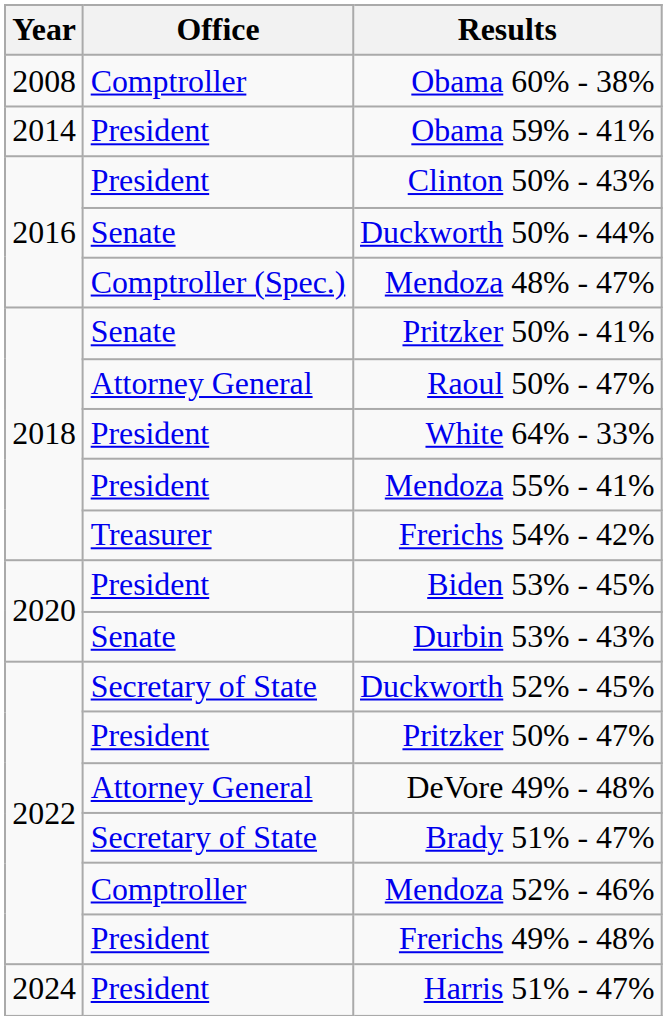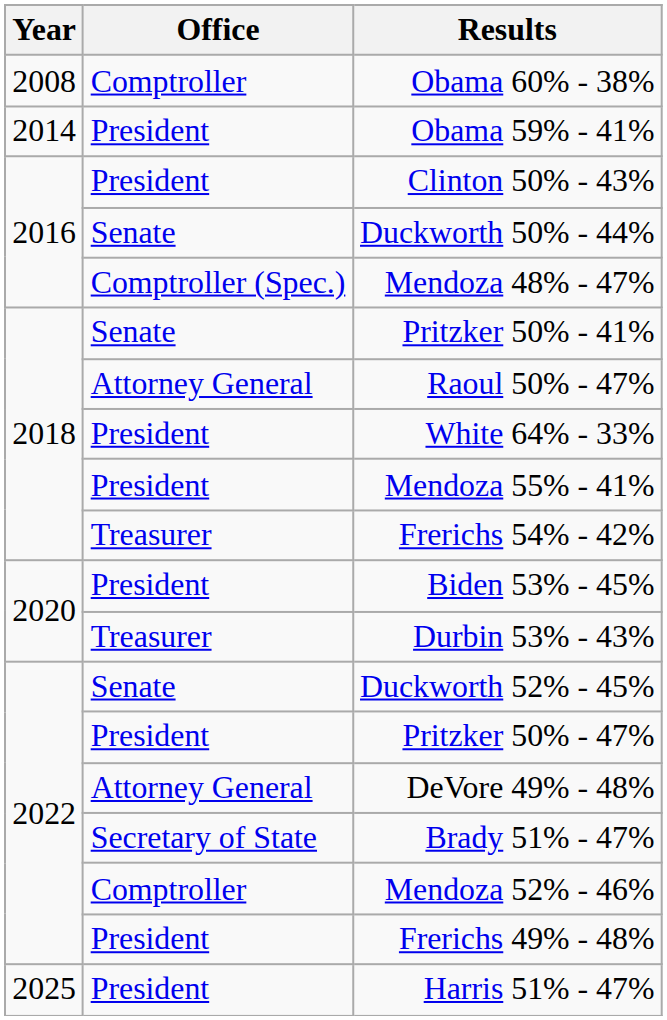(133, 635) Senate -> (151, 635) Treasurer
(204, 686) Secretary of State -> (133, 686) Senate
(44, 989) 2024 -> (44, 989) 2025
